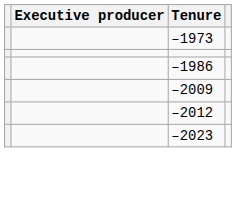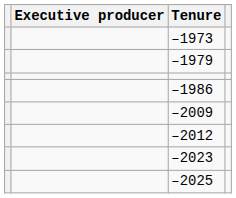+ row: (192, 61)
+ row: (192, 181)
